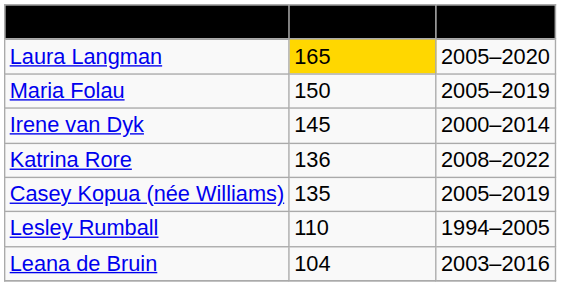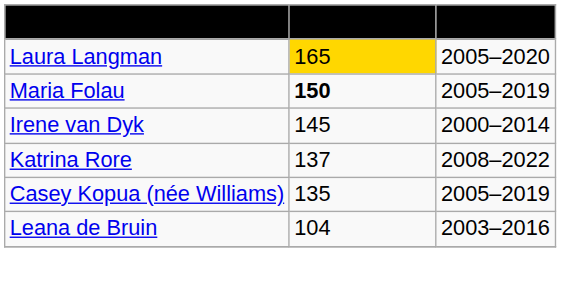(312, 90) normal -> (312, 90) bold
(312, 159) 136 -> (312, 159) 137
- row: (84, 228)
